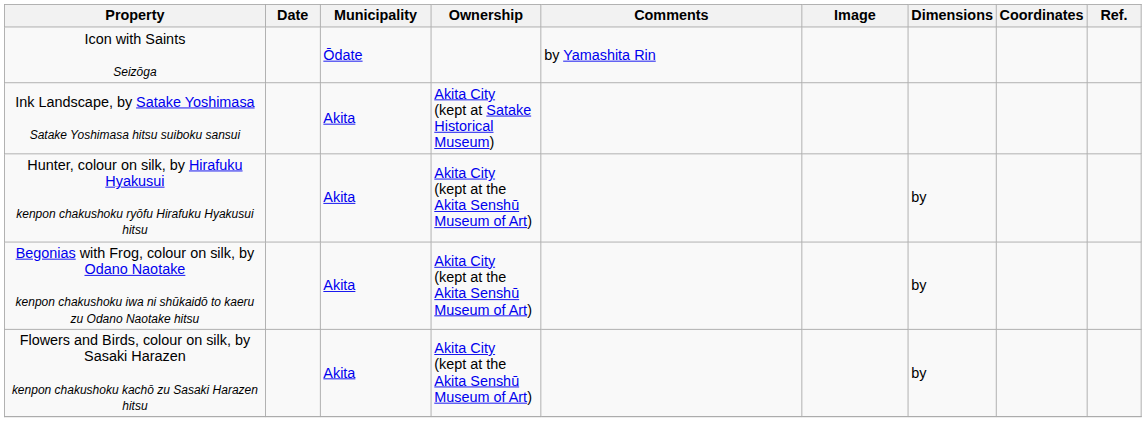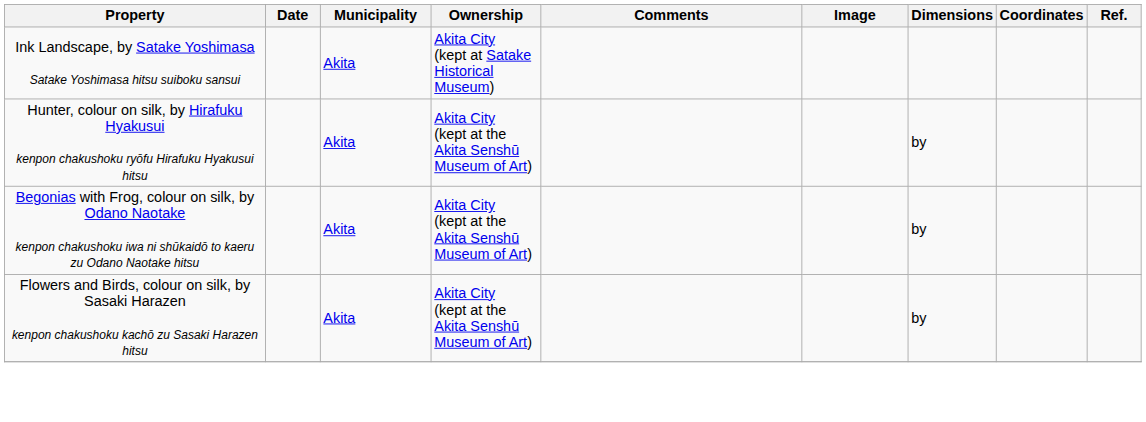- row: (135, 54)
